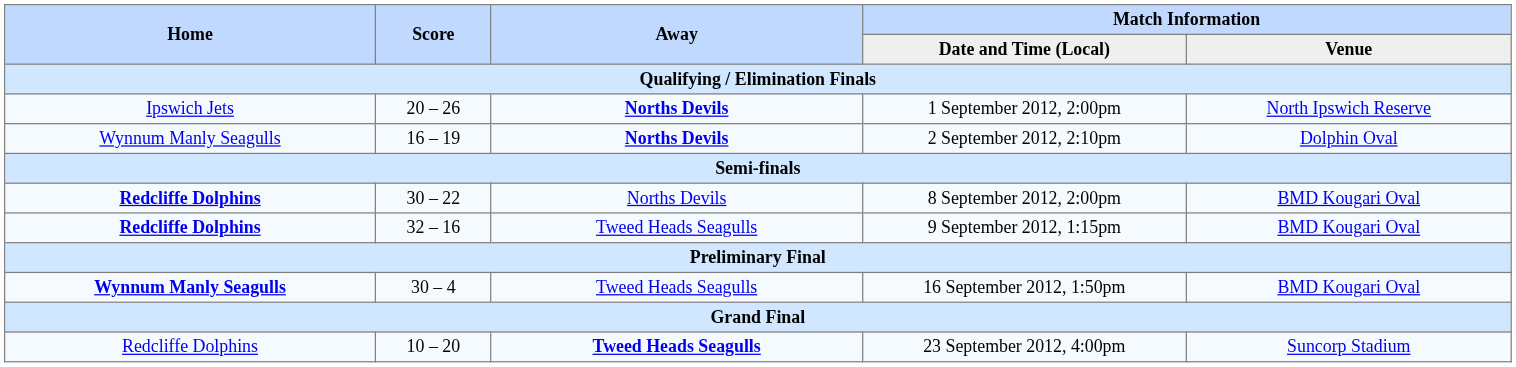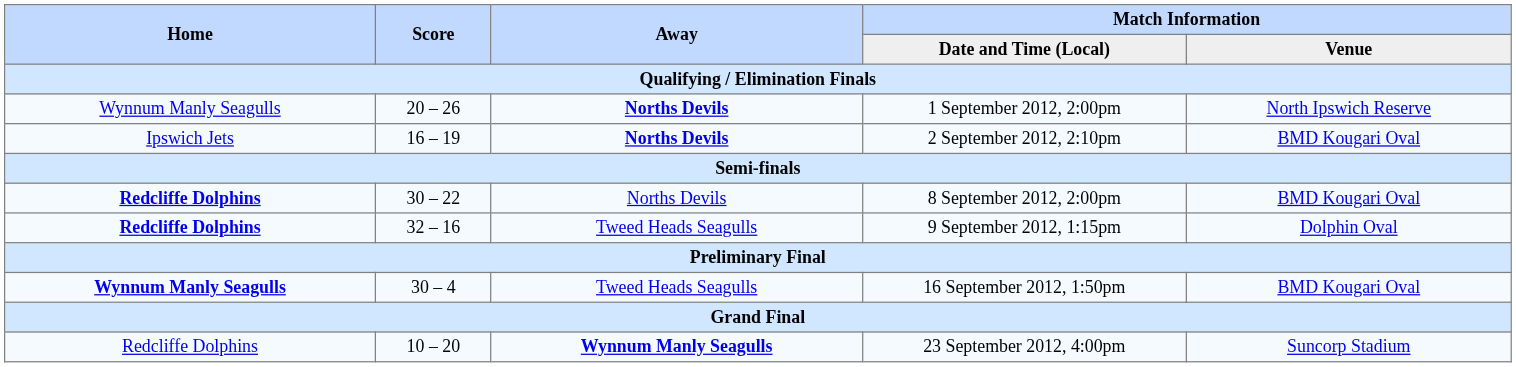(190, 108) Ipswich Jets -> (190, 108) Wynnum Manly Seagulls
(190, 138) Wynnum Manly Seagulls -> (190, 138) Ipswich Jets
(1349, 138) Dolphin Oval -> (1349, 138) BMD Kougari Oval
(1349, 227) BMD Kougari Oval -> (1349, 227) Dolphin Oval
(677, 346) Tweed Heads Seagulls -> (677, 346) Wynnum Manly Seagulls
